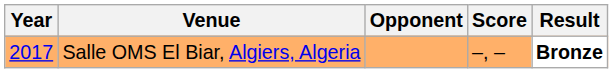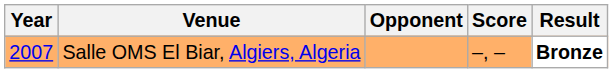(31, 52) 2017 -> (31, 52) 2007
